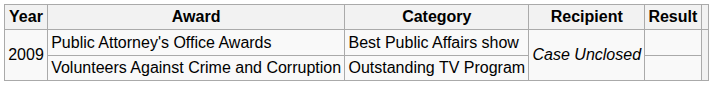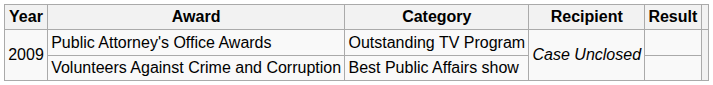(434, 42) Best Public Affairs show -> (437, 42) Outstanding TV Program
(437, 67) Outstanding TV Program -> (434, 67) Best Public Affairs show
